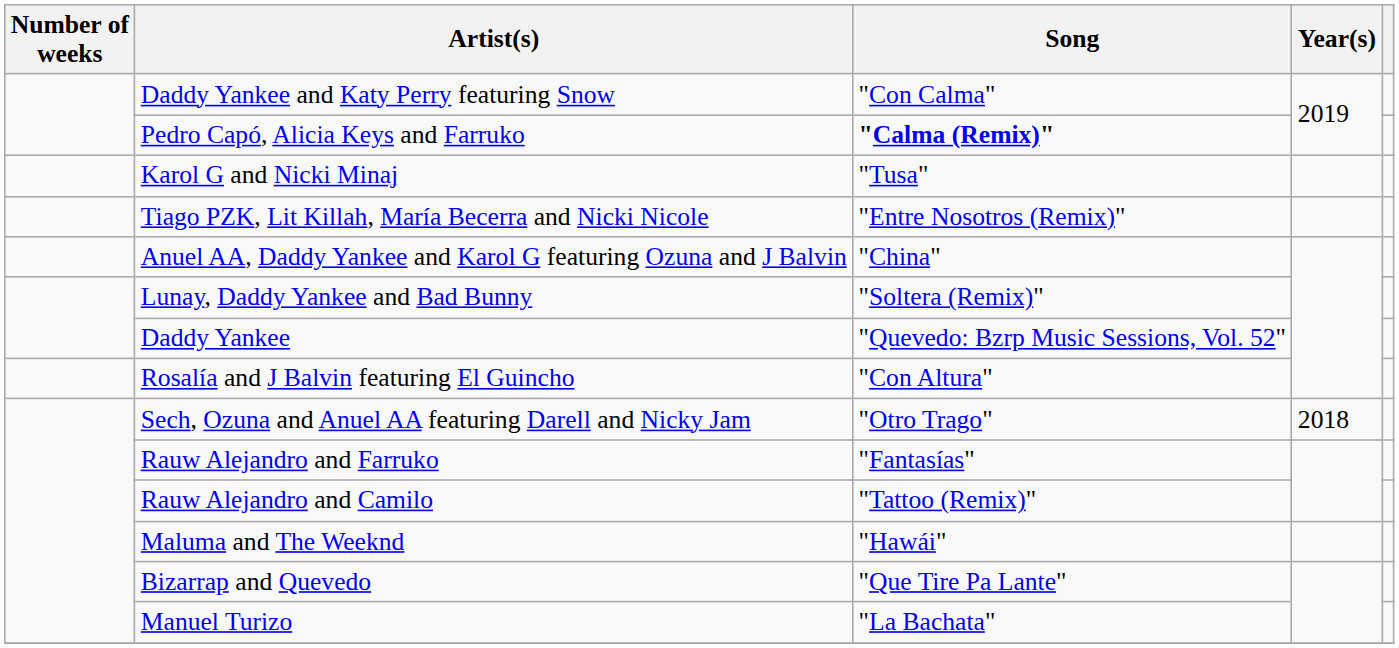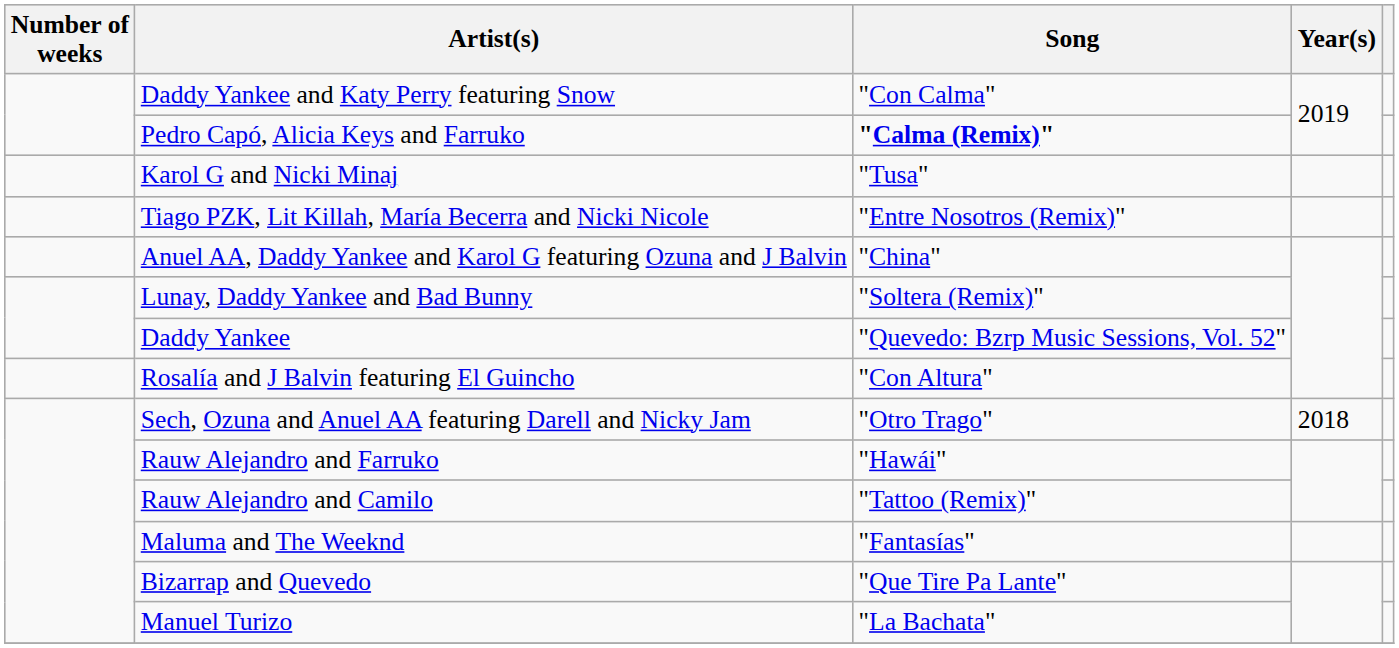(917, 459) "Fantasías" -> (902, 459) "Hawái"
(902, 540) "Hawái" -> (917, 540) "Fantasías"
